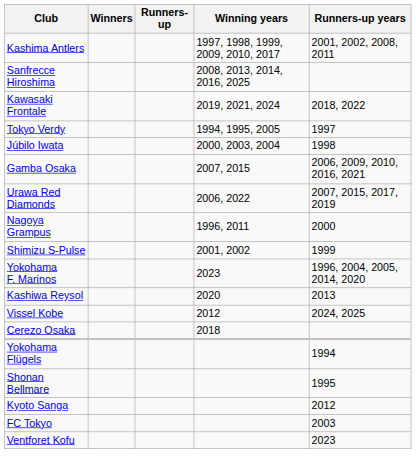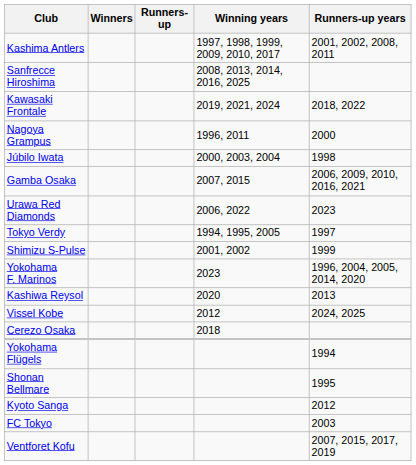rows swapped: (36, 129) <-> (29, 227)
(355, 198) 2007, 2015, 2017, 2019 -> (323, 210) 2023
(323, 440) 2023 -> (355, 446) 2007, 2015, 2017, 2019
